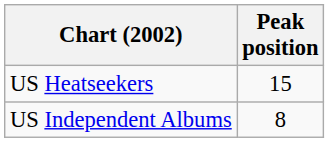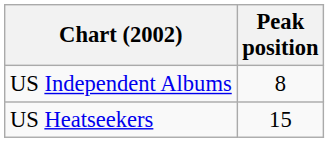rows swapped: (82, 83) <-> (121, 119)
